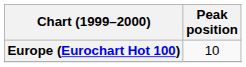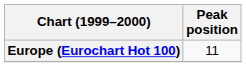(212, 51) 10 -> (212, 51) 11
